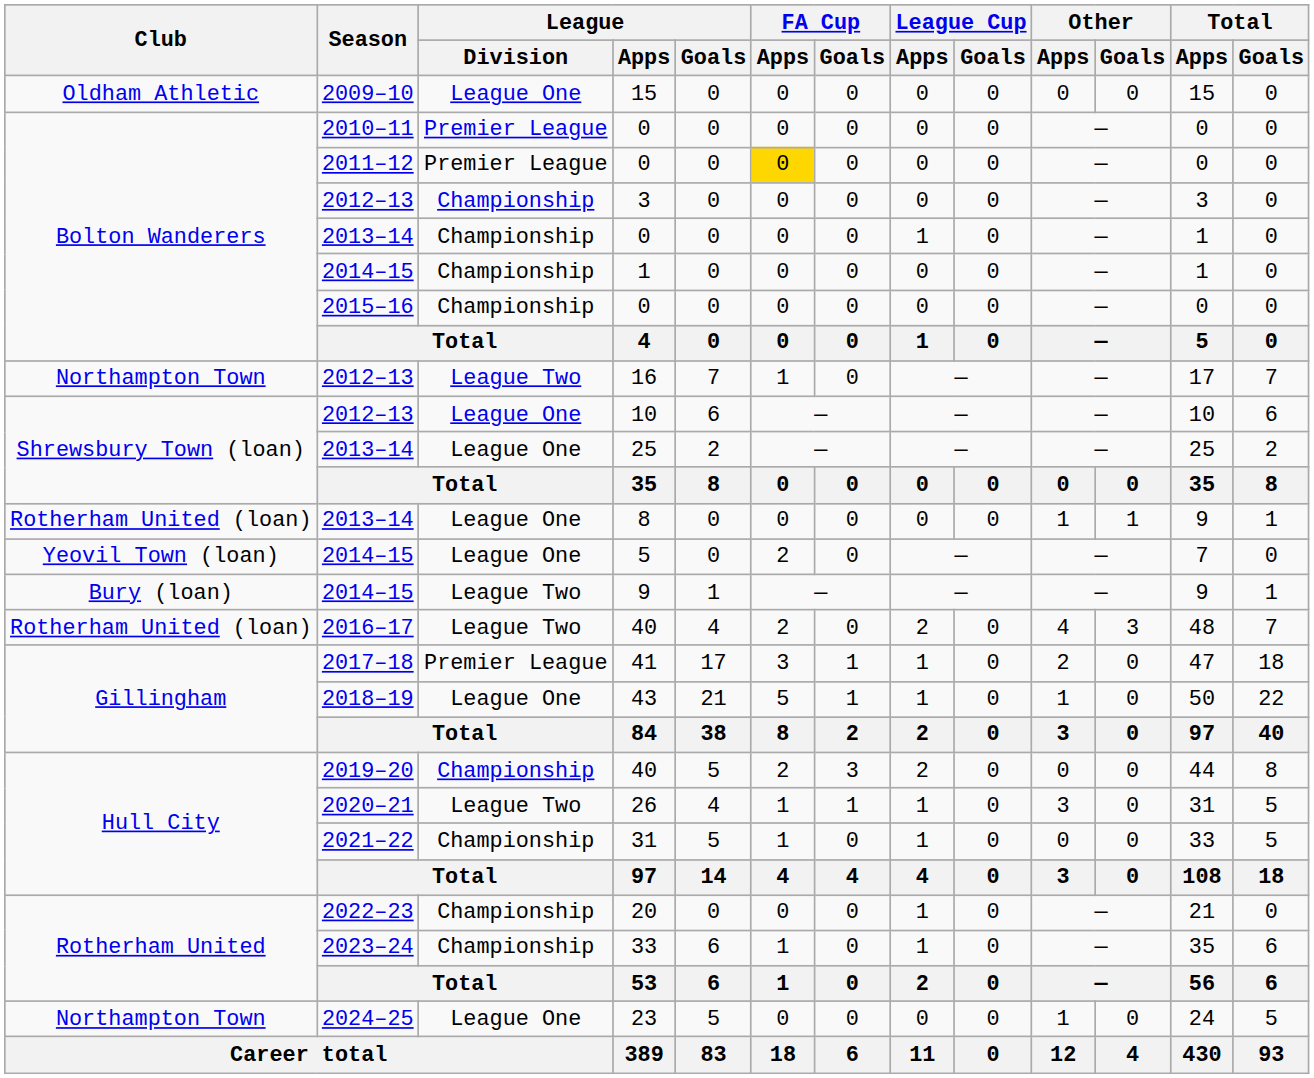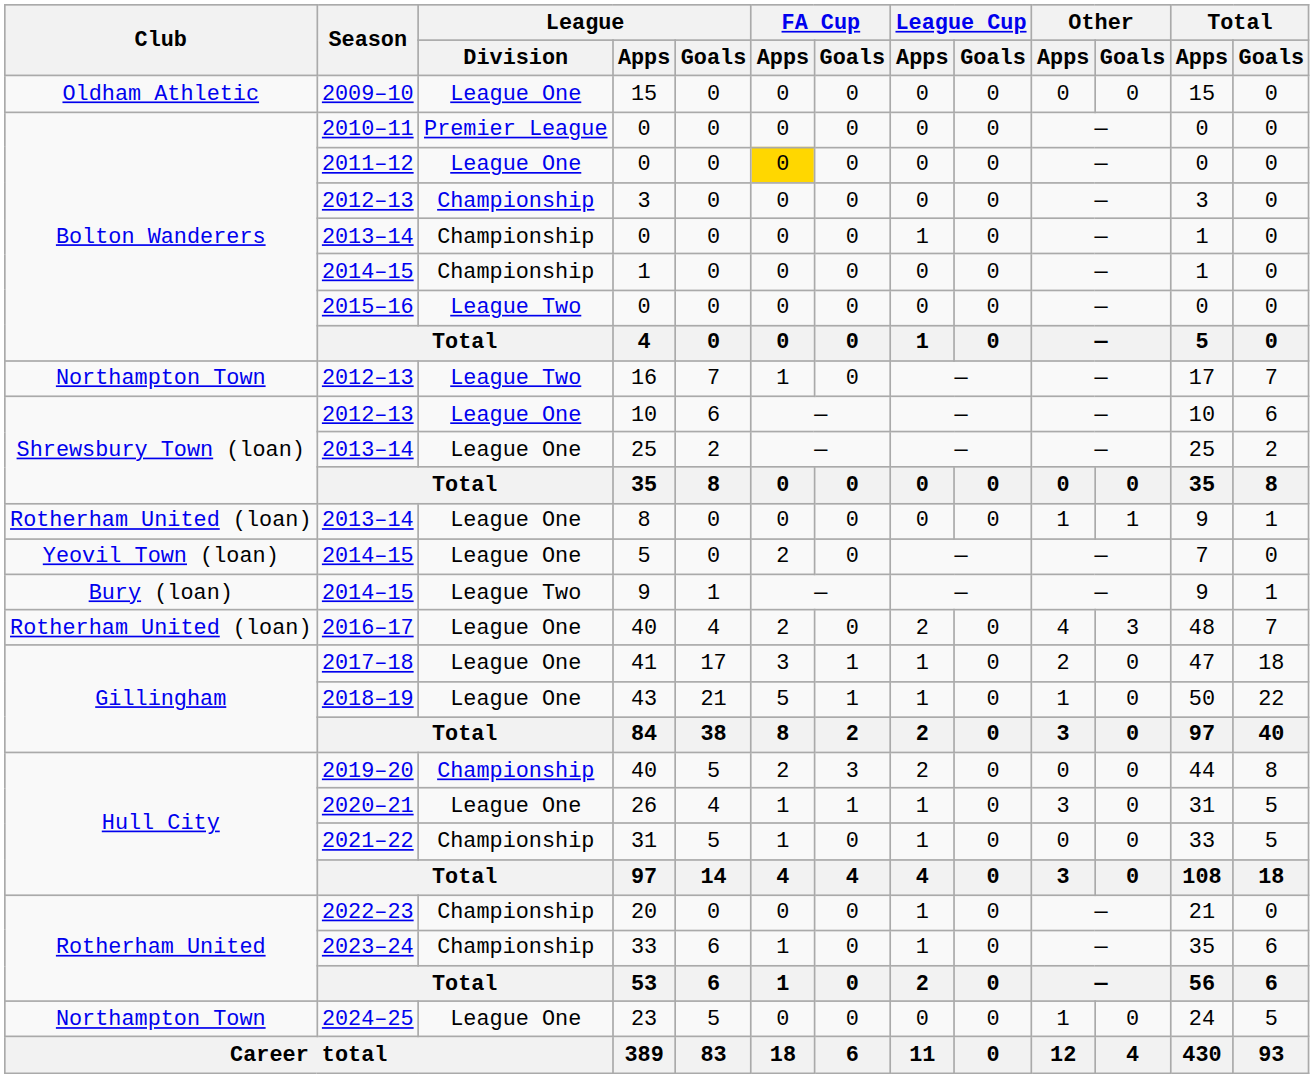(516, 165) Premier League -> (516, 165) League One
(516, 307) Championship -> (516, 307) League Two
(516, 628) League Two -> (516, 628) League One
(516, 663) Premier League -> (516, 663) League One
(516, 806) League Two -> (516, 806) League One
